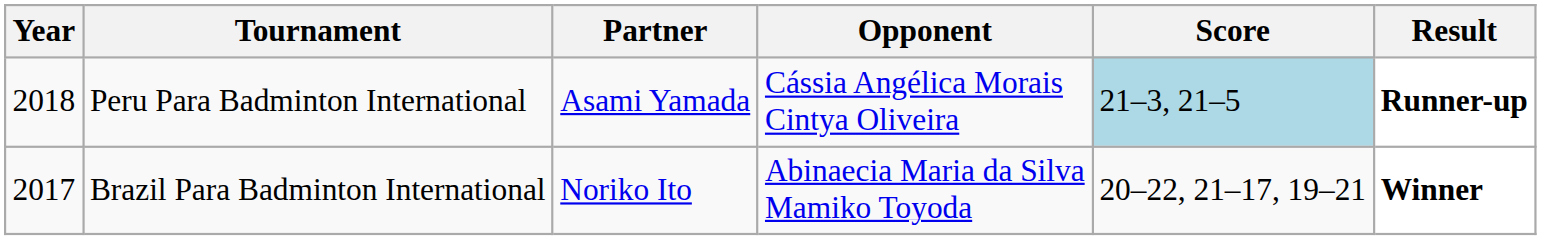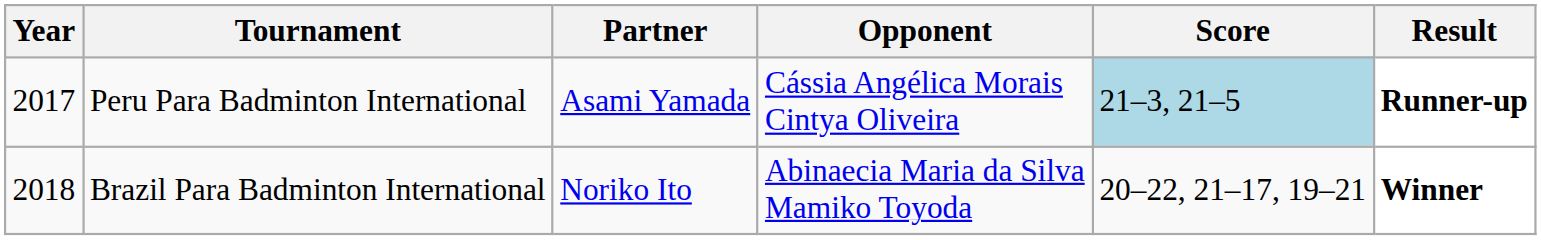(44, 101) 2018 -> (44, 101) 2017
(44, 189) 2017 -> (44, 189) 2018
